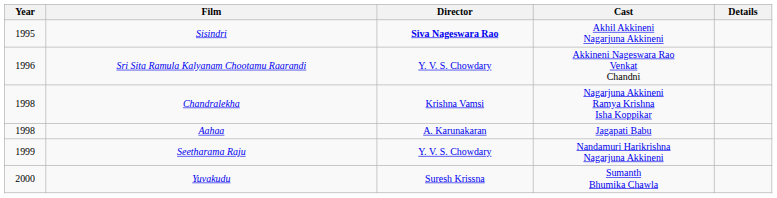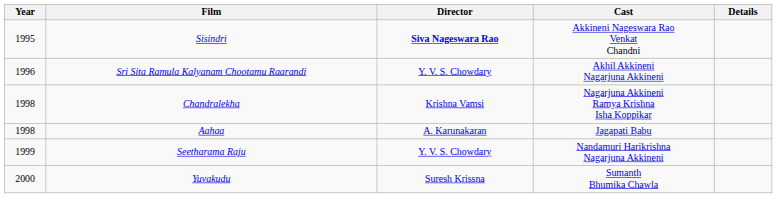(624, 33) Akhil Akkineni Nagarjuna Akkineni -> (624, 39) Akkineni Nageswara Rao Venkat Chandni
(624, 66) Akkineni Nageswara Rao Venkat Chandni -> (624, 71) Akhil Akkineni Nagarjuna Akkineni
